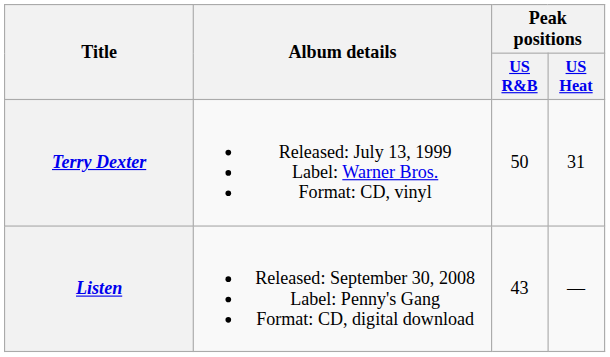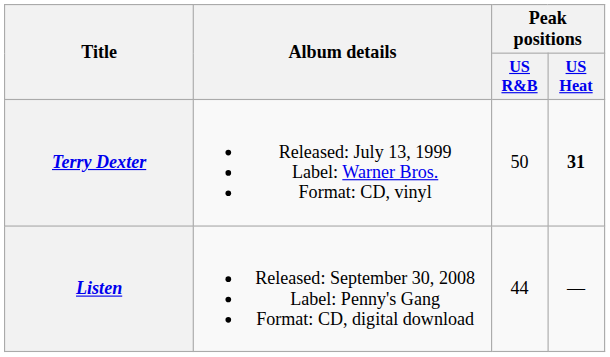(576, 162) normal -> (576, 162) bold
(520, 288) 43 -> (520, 288) 44
